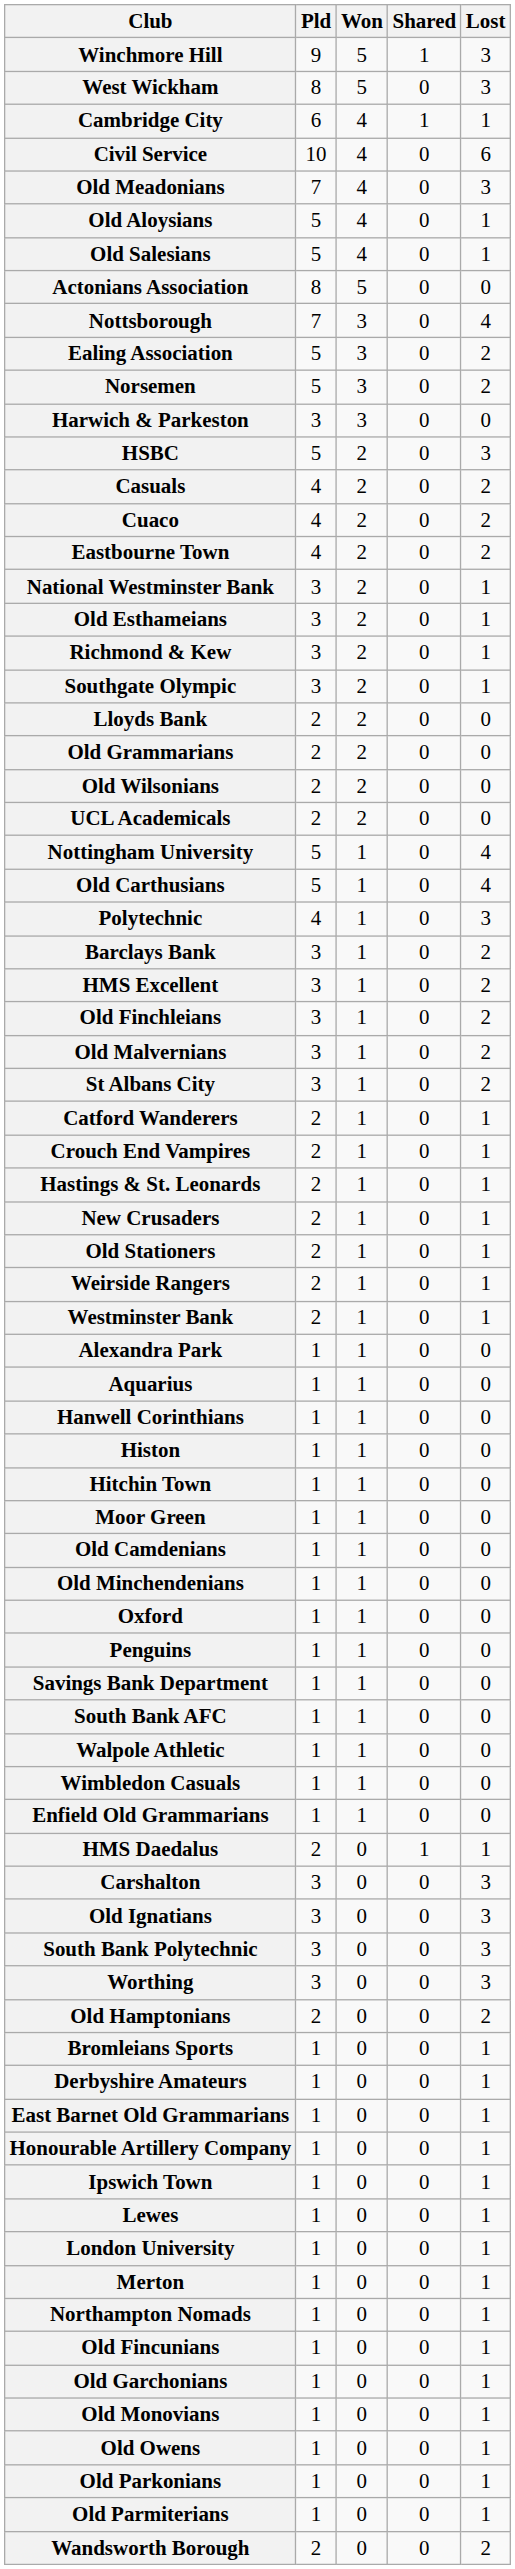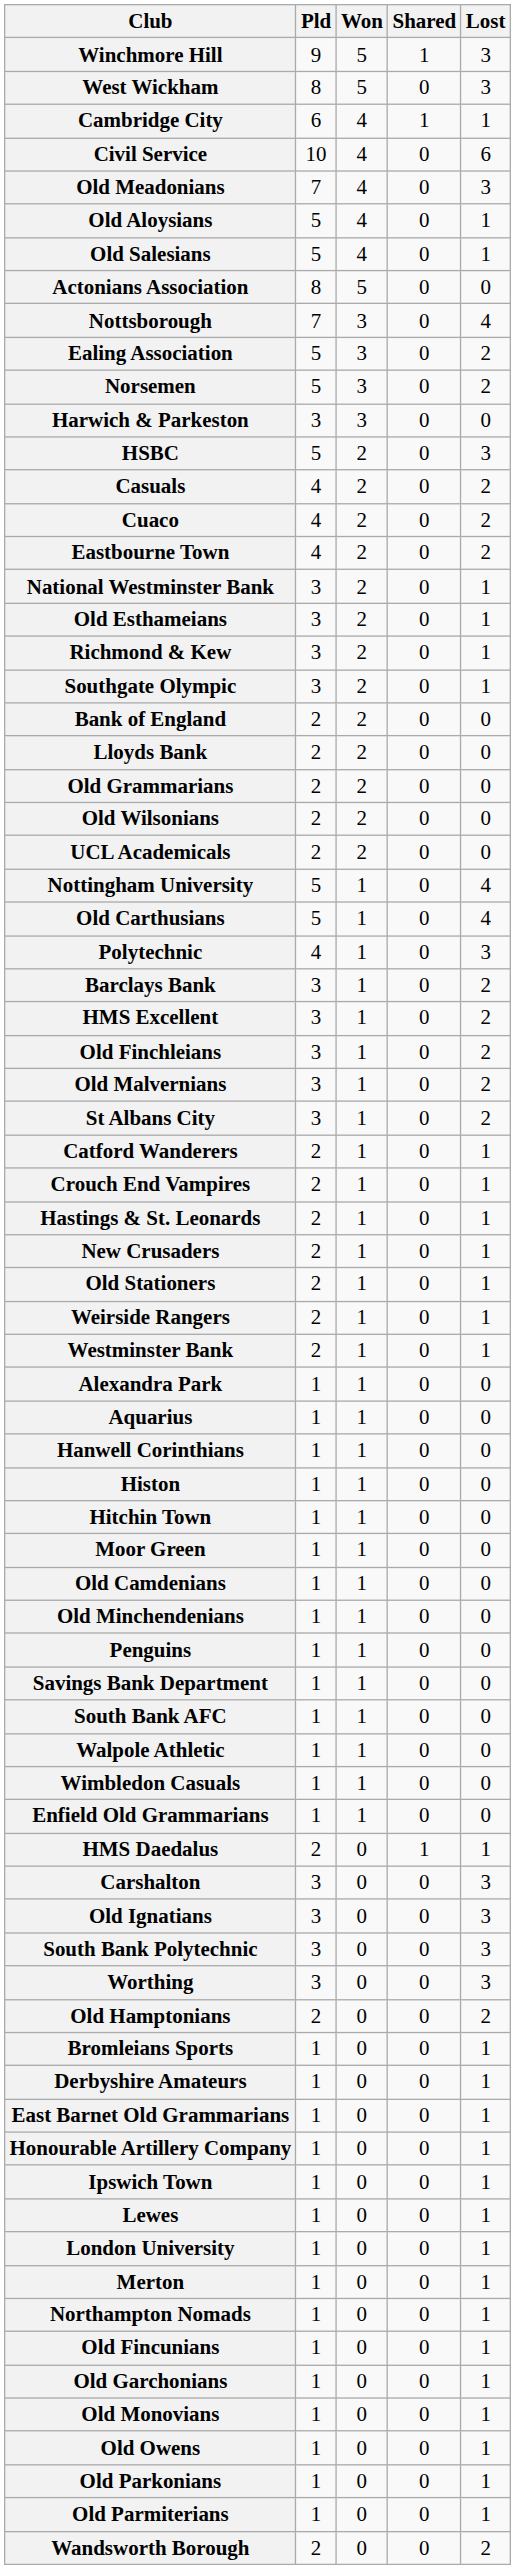+ row: (150, 719)
- row: (150, 1616)
